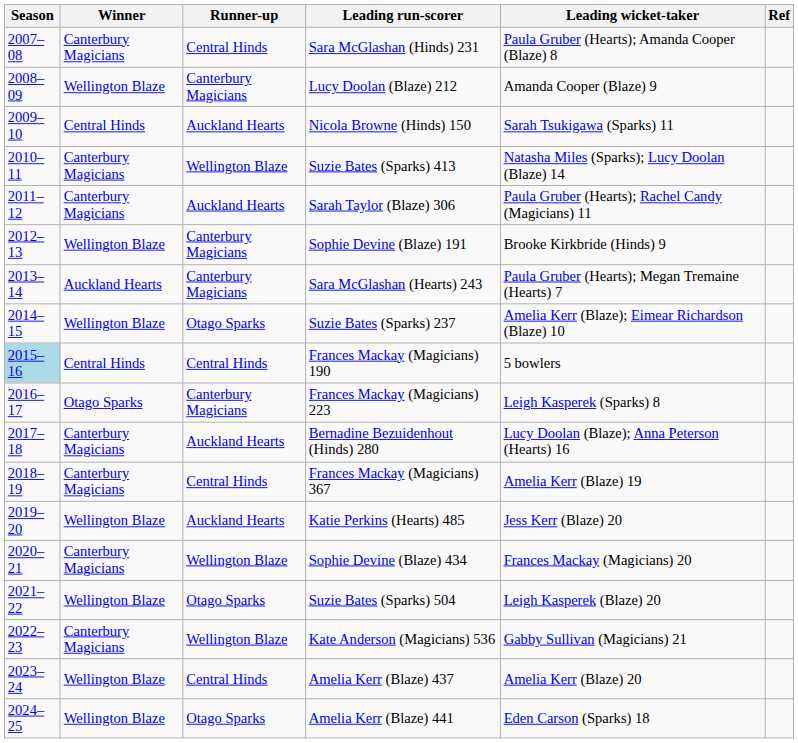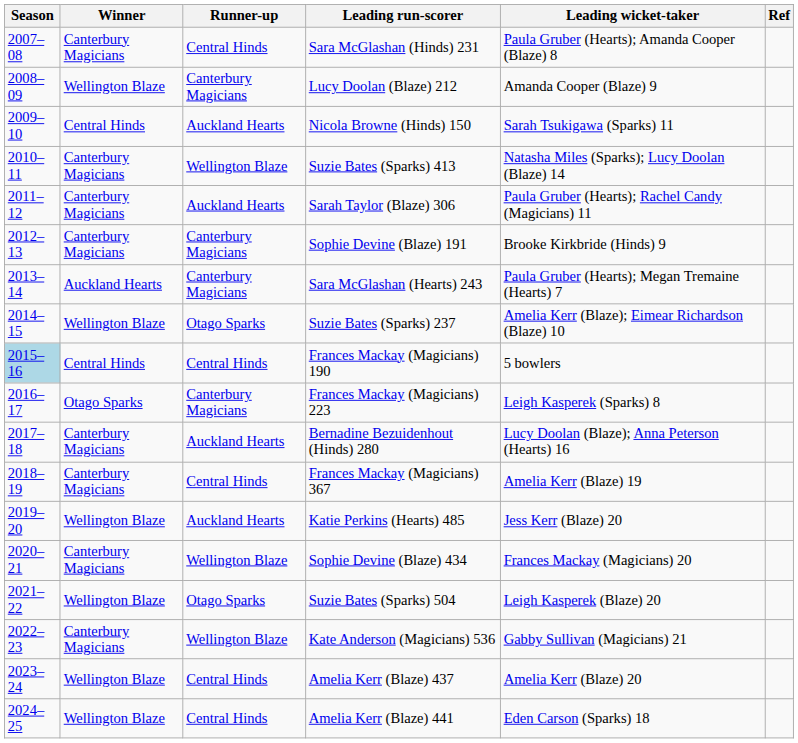(114, 244) Wellington Blaze -> (96, 244) Canterbury Magicians
(226, 718) Otago Sparks -> (227, 718) Central Hinds
